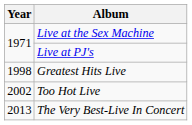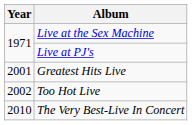(19, 71) 1998 -> (19, 71) 2001
(19, 110) 2013 -> (19, 110) 2010
